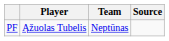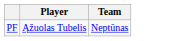- column: (148, 12)
